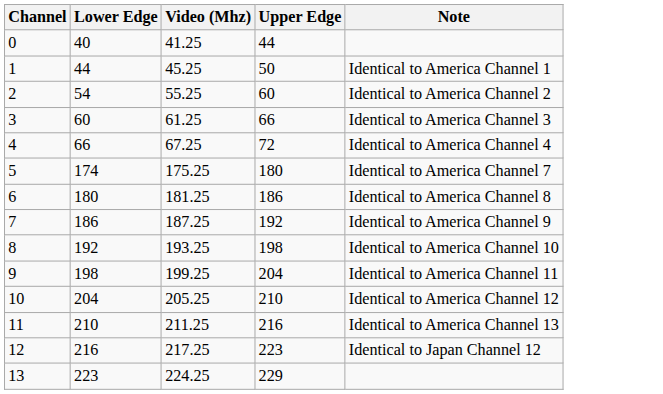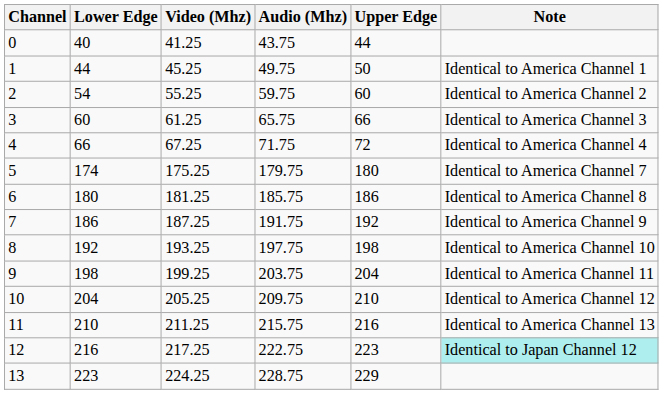+ column: (303, 17)
(445, 350) no background -> (541, 350) paleturquoise background
